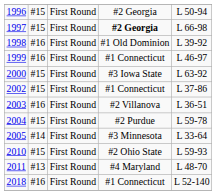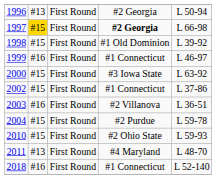(38, 12) #15 -> (38, 12) #13
(38, 27) no background -> (38, 27) gold background
(38, 43) #16 -> (38, 43) #15
- row: (16, 136)
